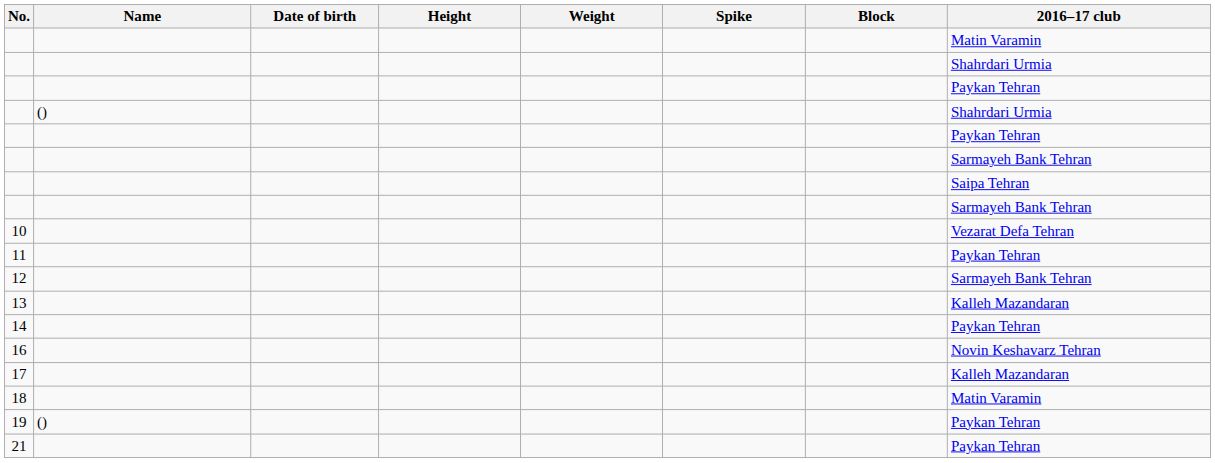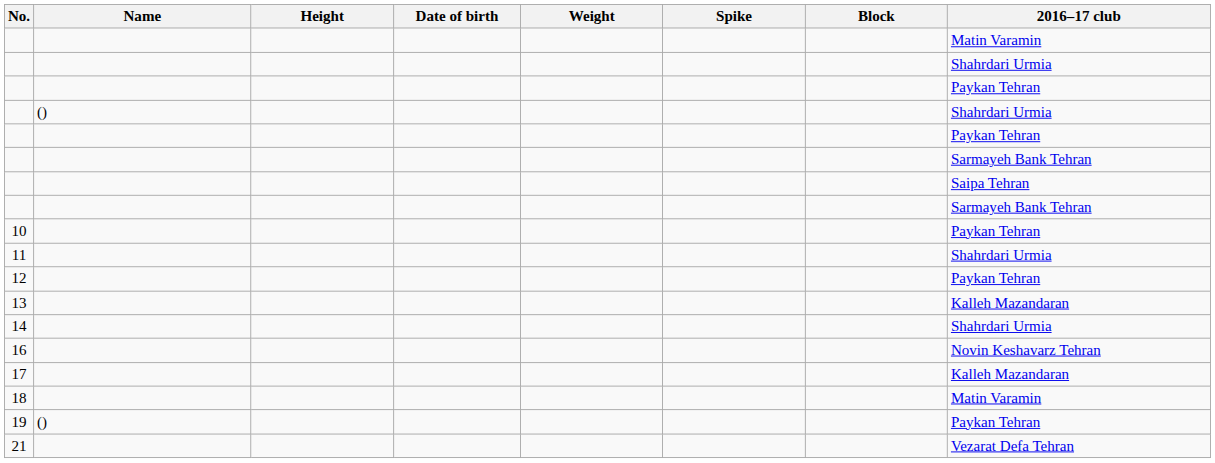columns swapped: (315, 16) <-> (449, 16)
(1012, 231) Vezarat Defa Tehran -> (996, 231) Paykan Tehran
(996, 254) Paykan Tehran -> (1001, 254) Shahrdari Urmia
(1021, 278) Sarmayeh Bank Tehran -> (996, 278) Paykan Tehran
(996, 326) Paykan Tehran -> (1001, 326) Shahrdari Urmia
(996, 445) Paykan Tehran -> (1012, 445) Vezarat Defa Tehran
